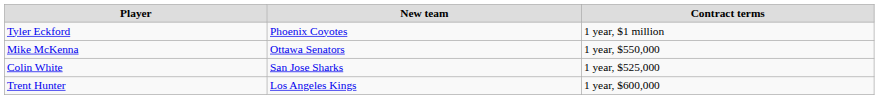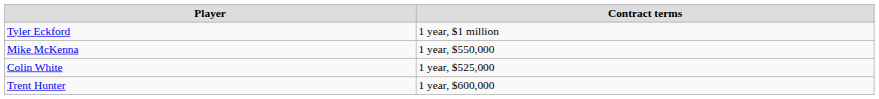- column: (424, 13)
